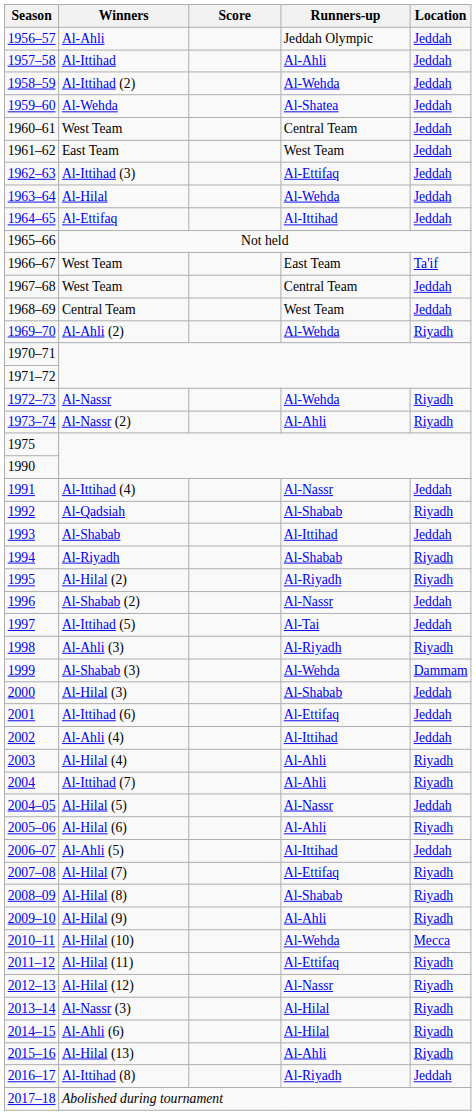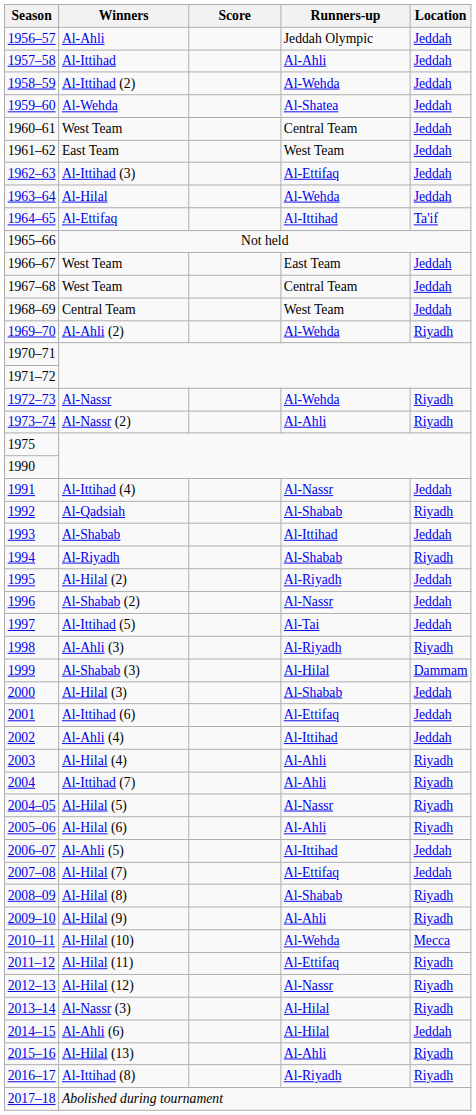(433, 219) Jeddah -> (426, 219) Ta'if
(426, 264) Ta'if -> (433, 264) Jeddah
(433, 580) Riyadh -> (433, 580) Jeddah
(312, 670) Al-Wehda -> (307, 670) Al-Hilal
(433, 805) Jeddah -> (433, 805) Riyadh
(433, 873) Riyadh -> (433, 873) Jeddah
(433, 1031) Riyadh -> (433, 1031) Jeddah
(433, 1076) Jeddah -> (433, 1076) Riyadh
